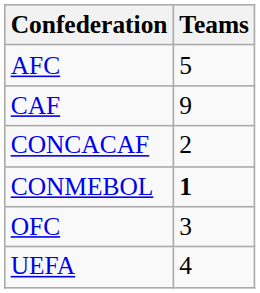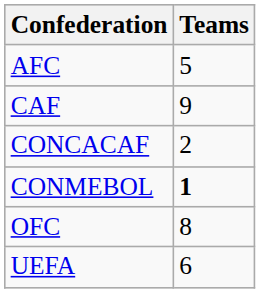(186, 226) 3 -> (186, 226) 8
(186, 266) 4 -> (186, 266) 6
